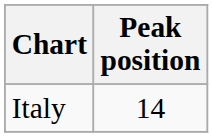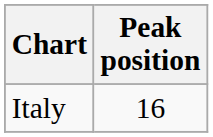(150, 107) 14 -> (150, 107) 16
